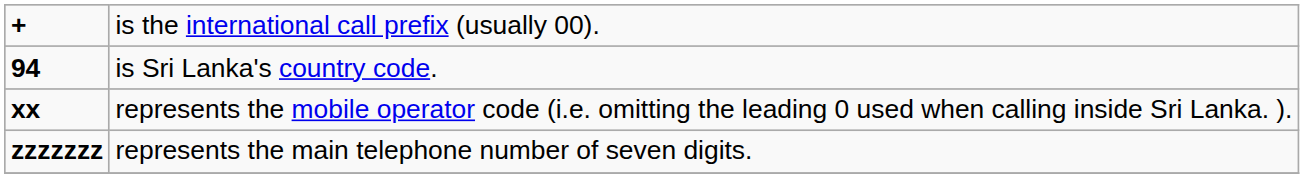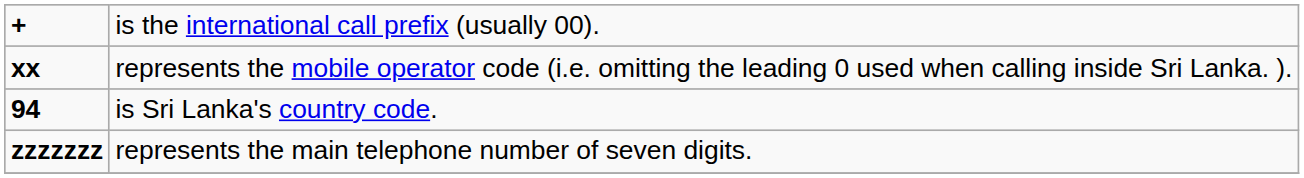rows swapped: (26, 67) <-> (26, 109)
